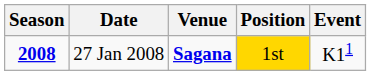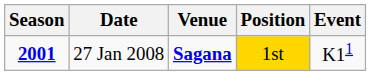(37, 53) 2008 -> (37, 53) 2001
